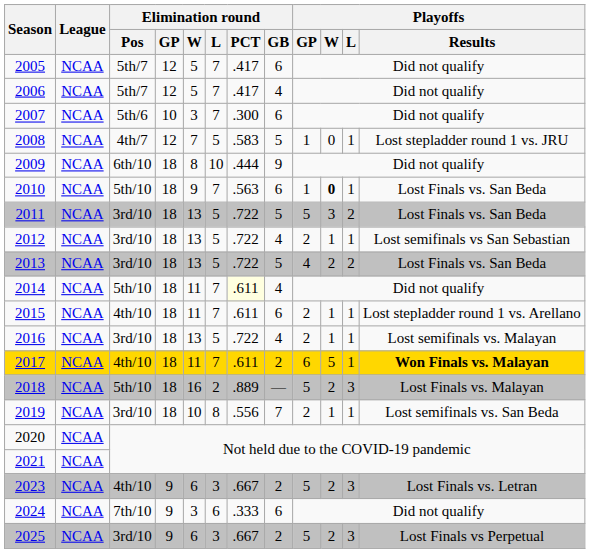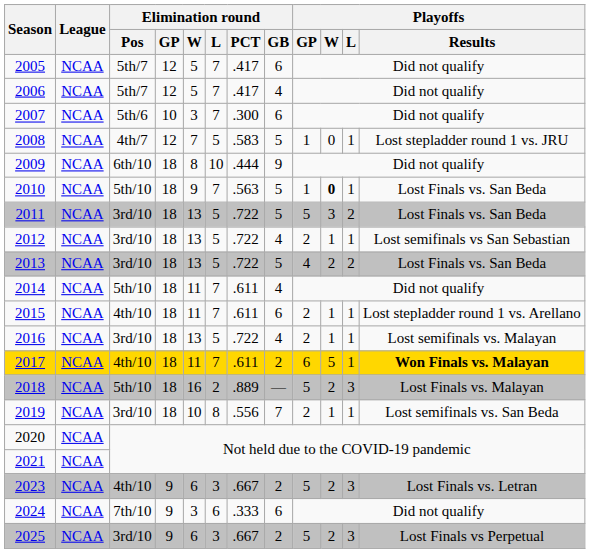(278, 190) 6 -> (278, 190) 5
(246, 288) lightyellow background -> (246, 288) no background
